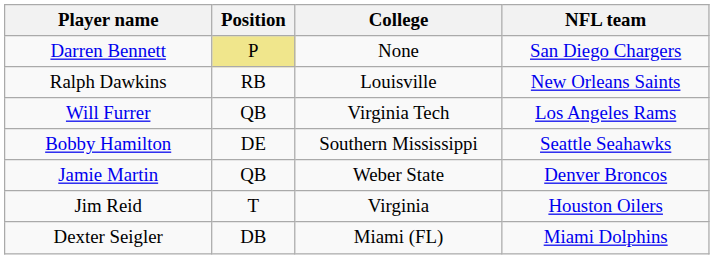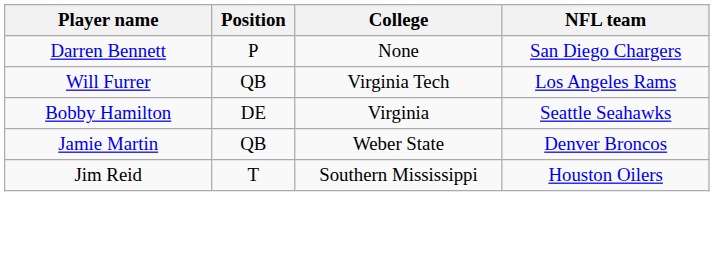(253, 51) khaki background -> (253, 51) no background
- row: (108, 82)
(399, 144) Southern Mississippi -> (399, 113) Virginia
(399, 206) Virginia -> (399, 175) Southern Mississippi
- row: (108, 237)
